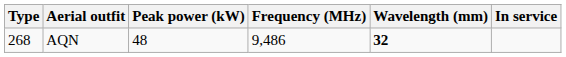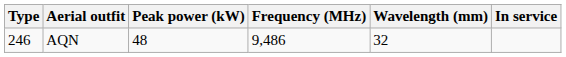(19, 40) 268 -> (19, 40) 246
(381, 40) bold -> (381, 40) normal
